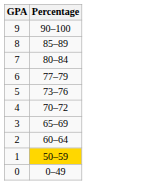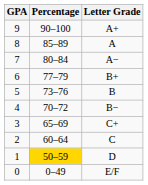+ column: (112, 12)
